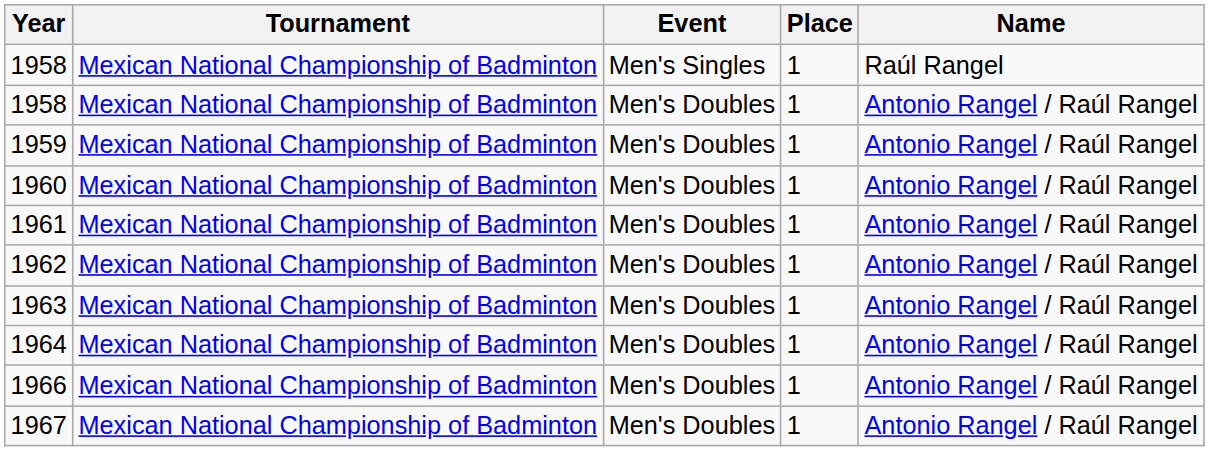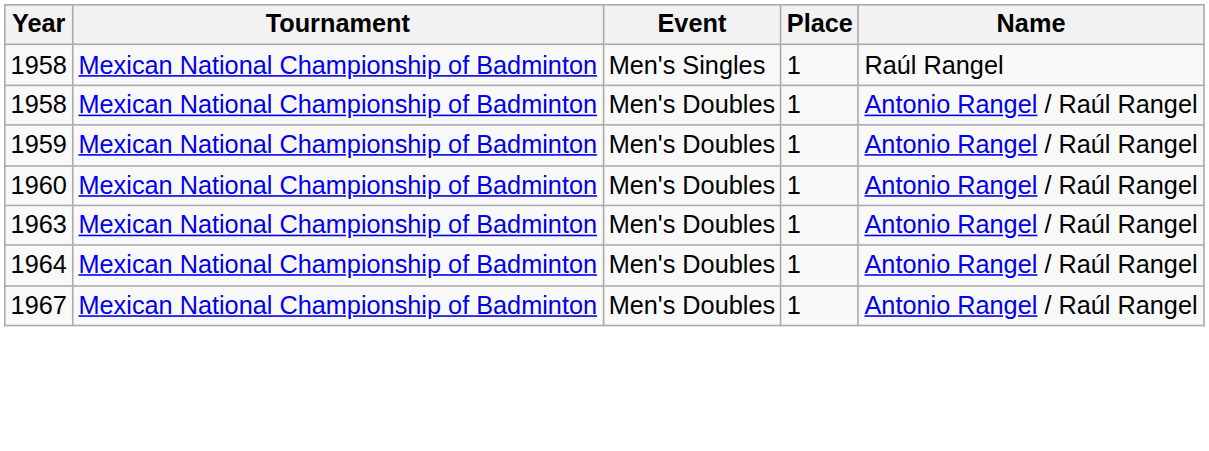- row: (39, 225)
- row: (39, 265)
- row: (39, 385)
